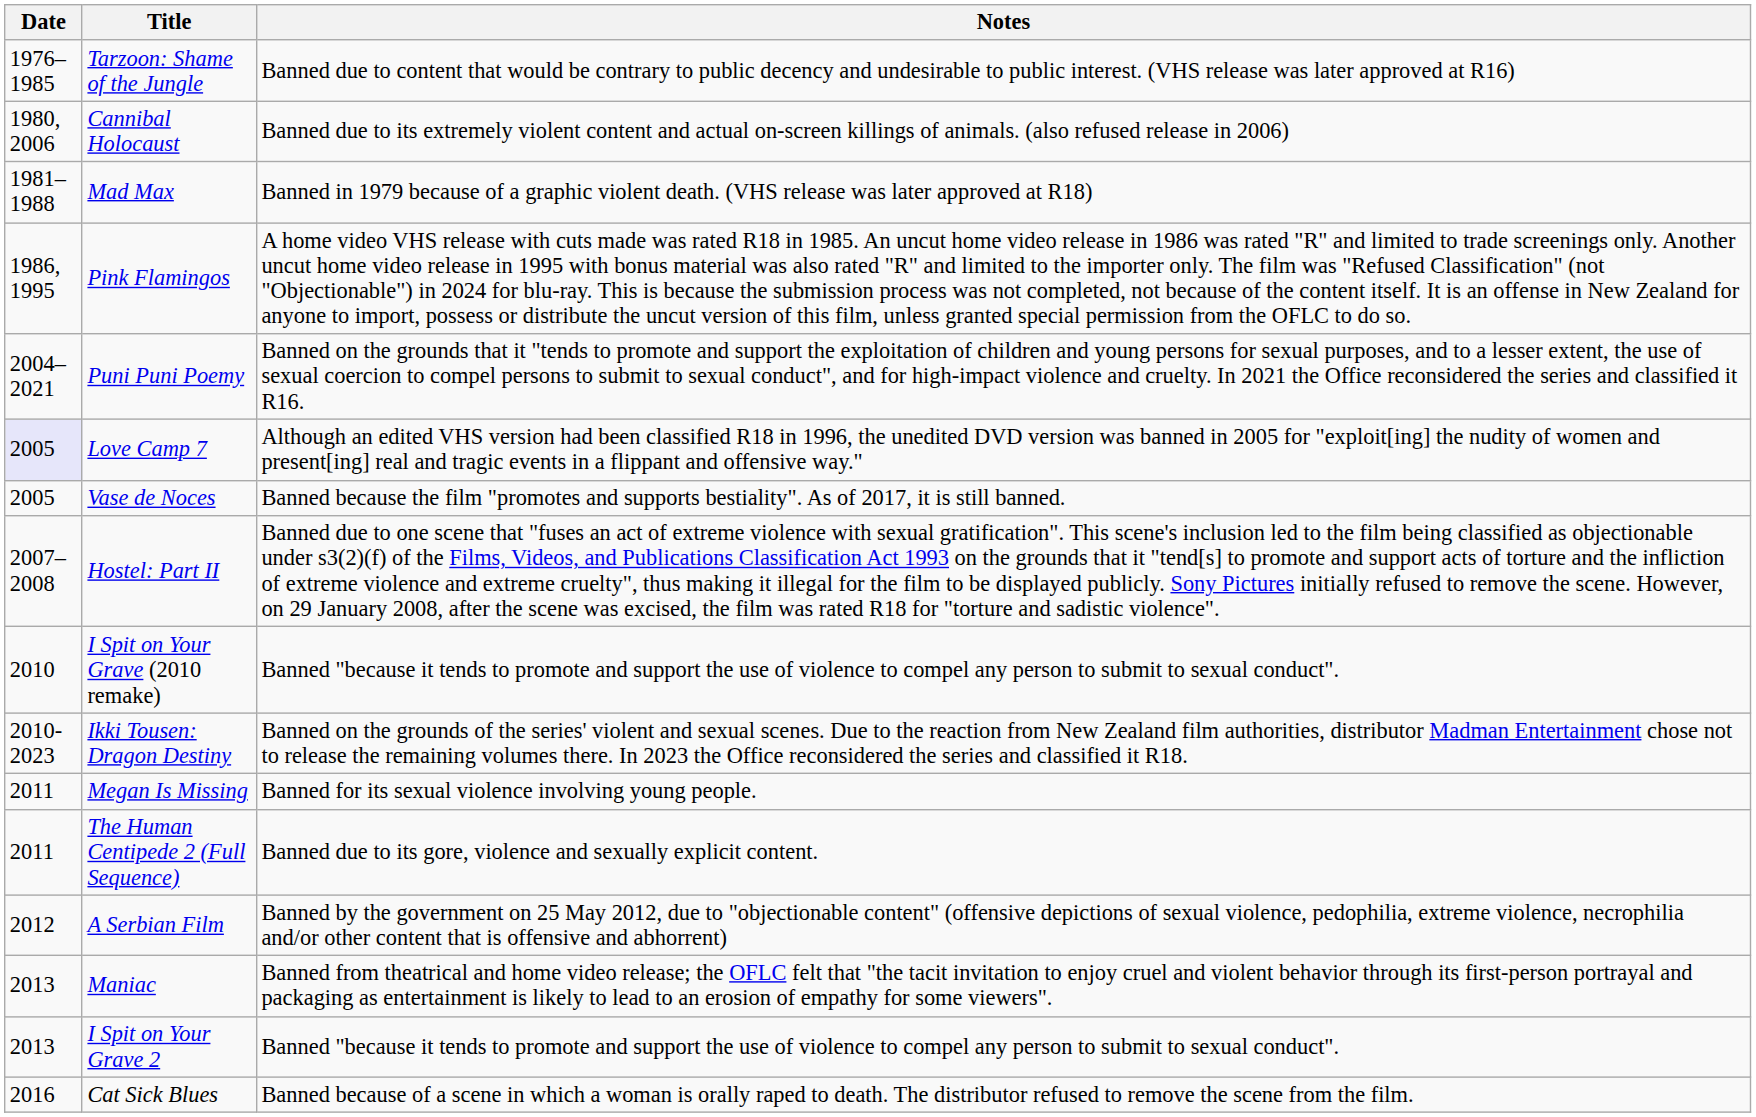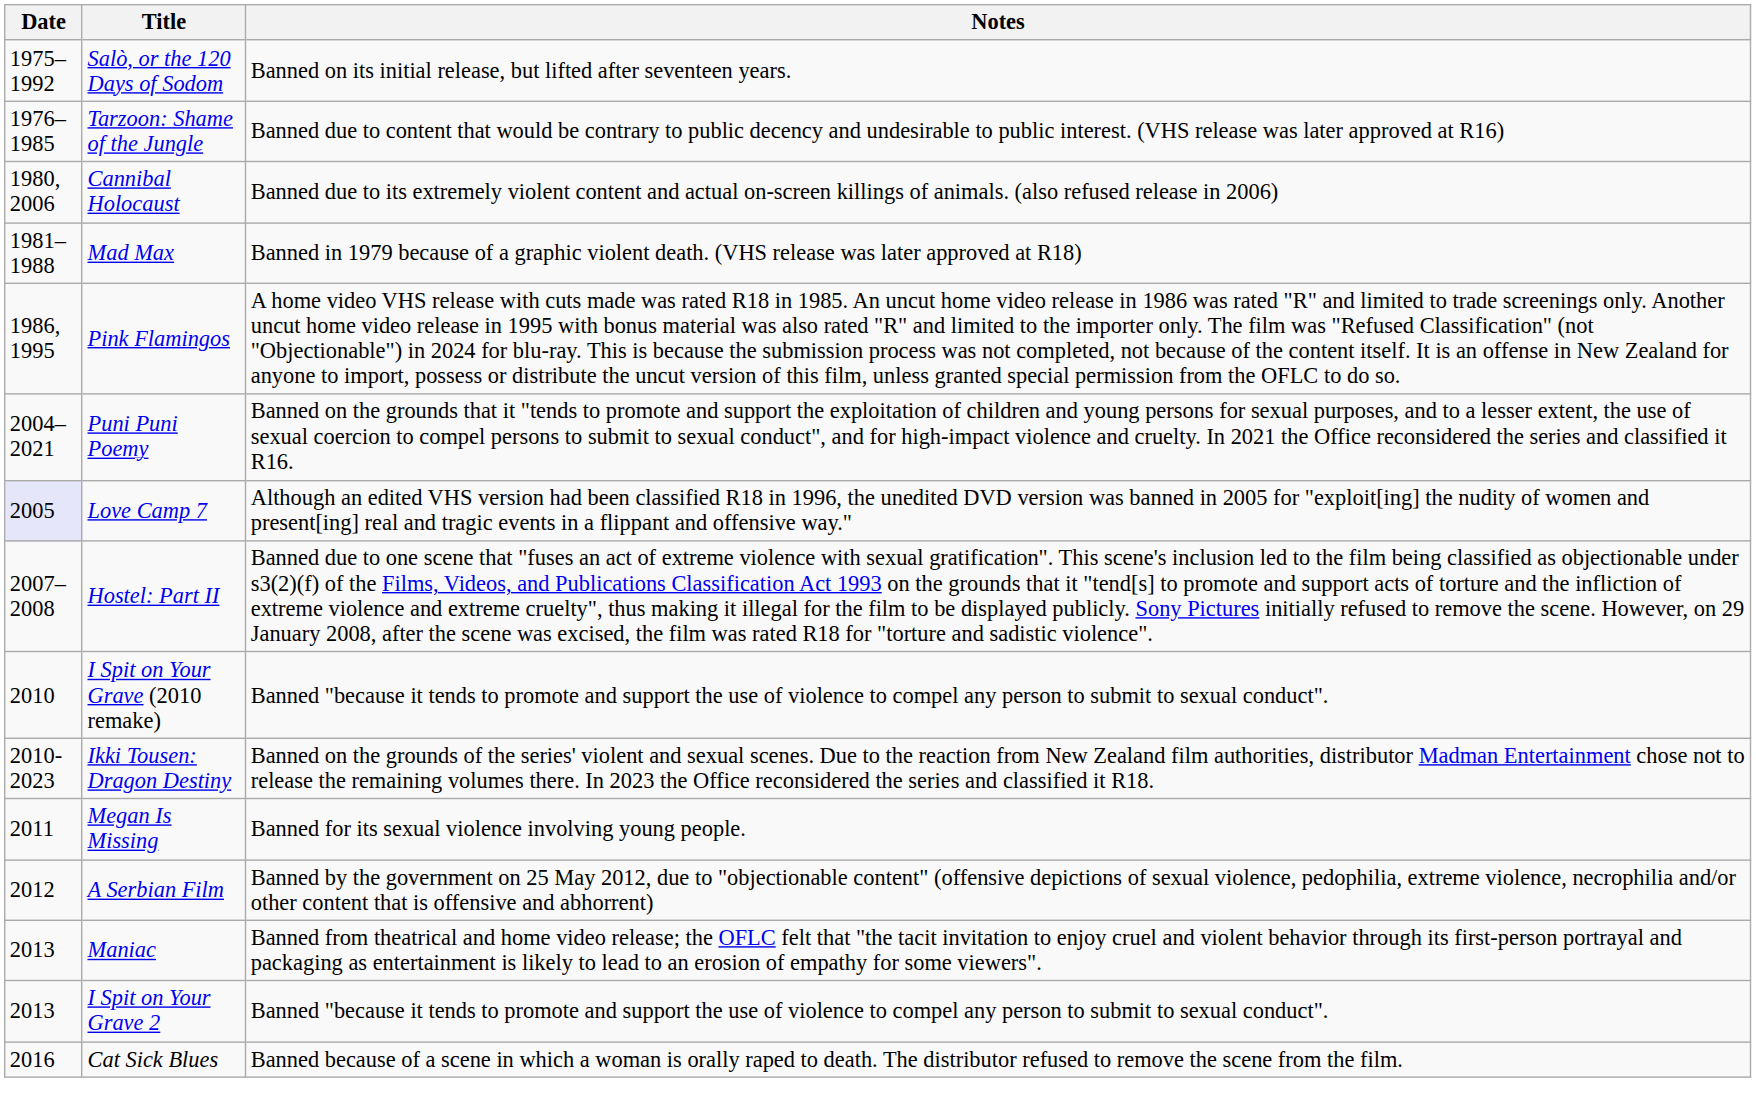+ row: (159, 70)
- row: (151, 497)
- row: (166, 851)
